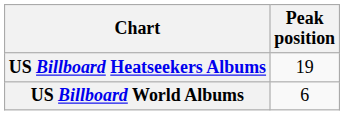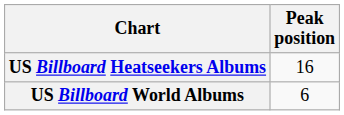(305, 67) 19 -> (305, 67) 16
